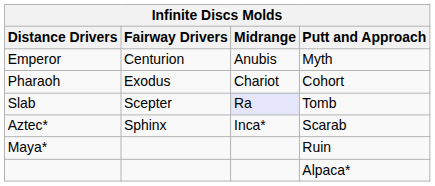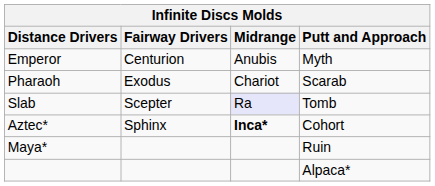(323, 81) Cohort -> (324, 81) Scarab
(250, 125) normal -> (251, 125) bold
(324, 125) Scarab -> (323, 125) Cohort
